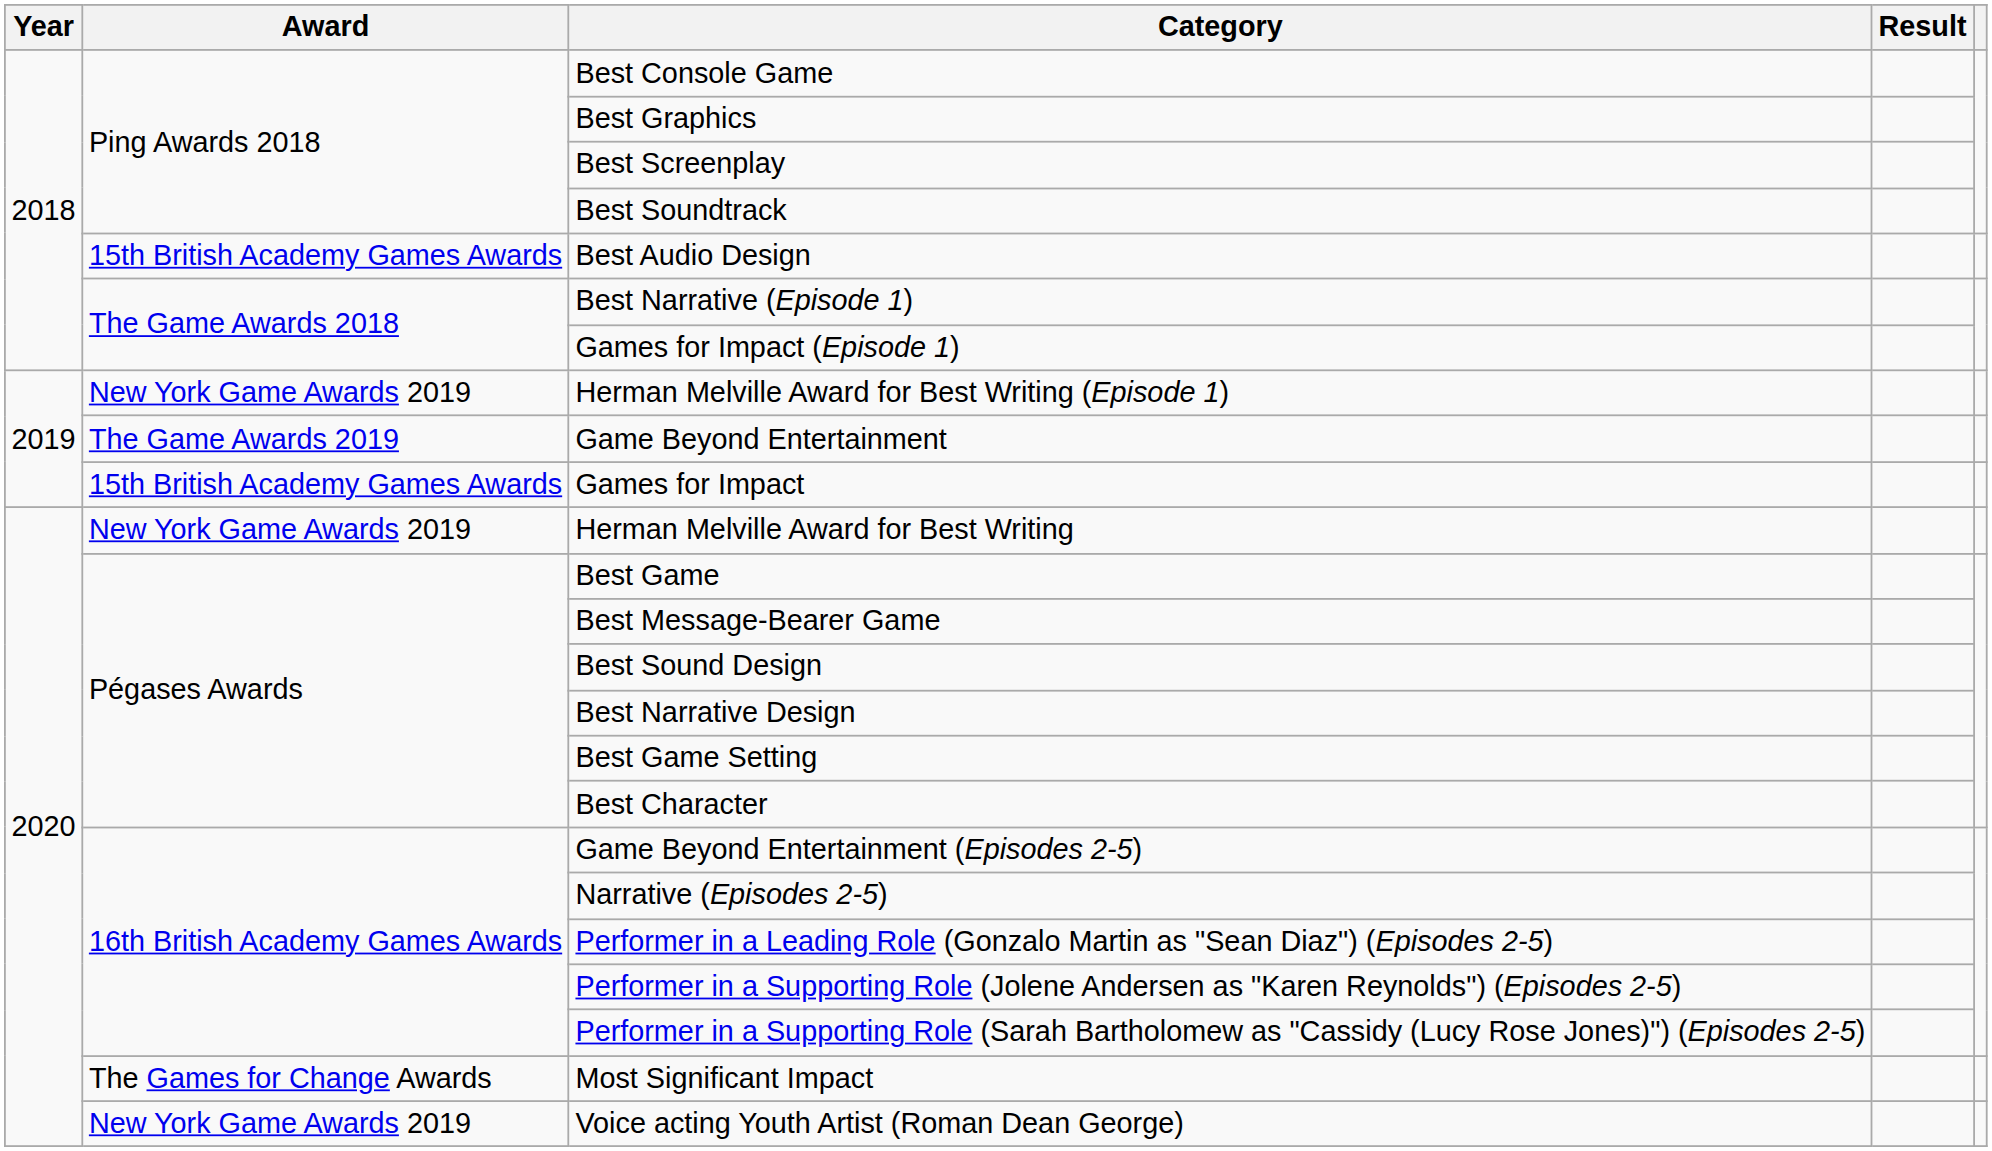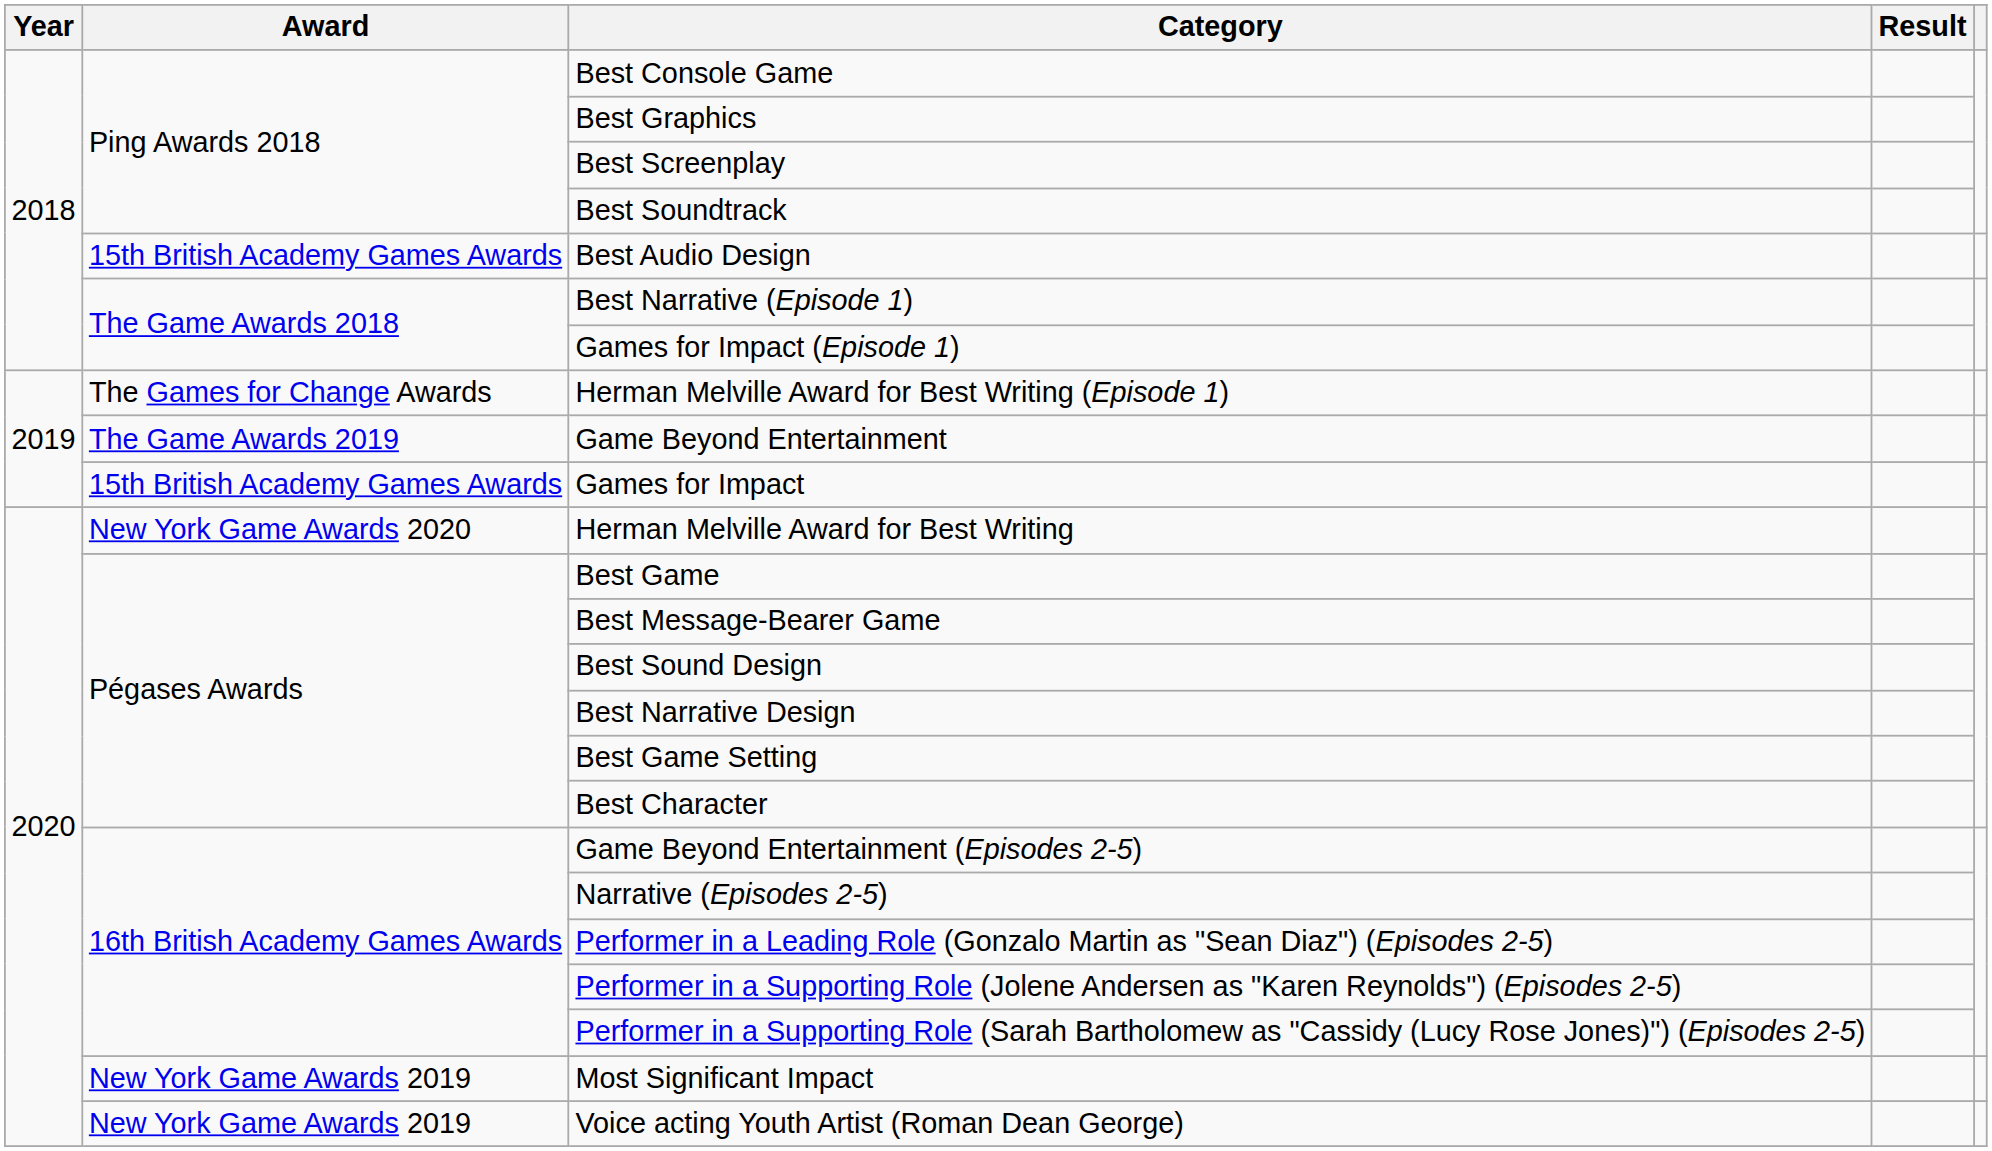(280, 392) New York Game Awards 2019 -> (290, 392) The Games for Change Awards
(280, 529) New York Game Awards 2019 -> (280, 529) New York Game Awards 2020
(290, 1077) The Games for Change Awards -> (280, 1077) New York Game Awards 2019
